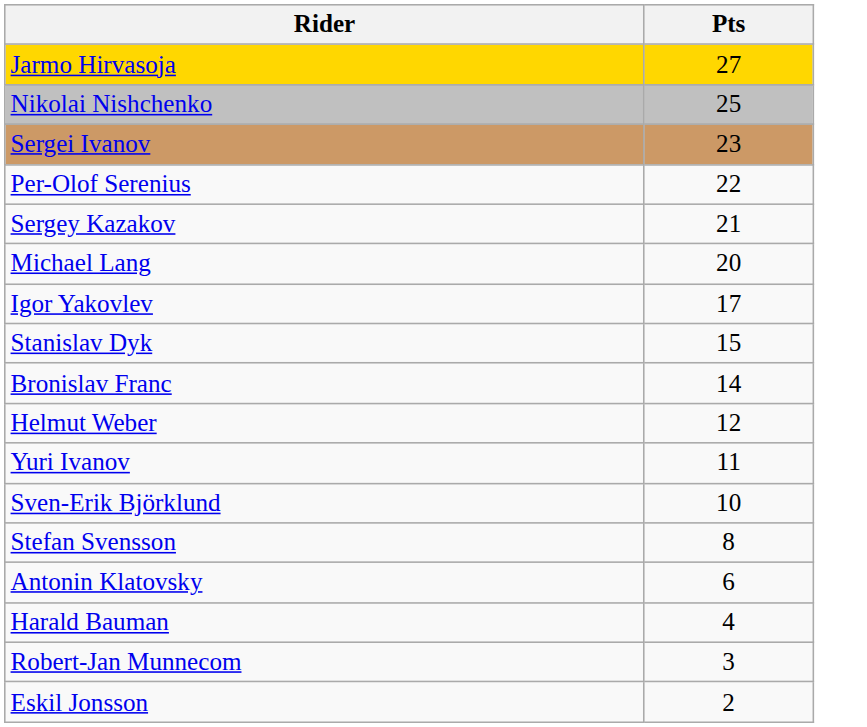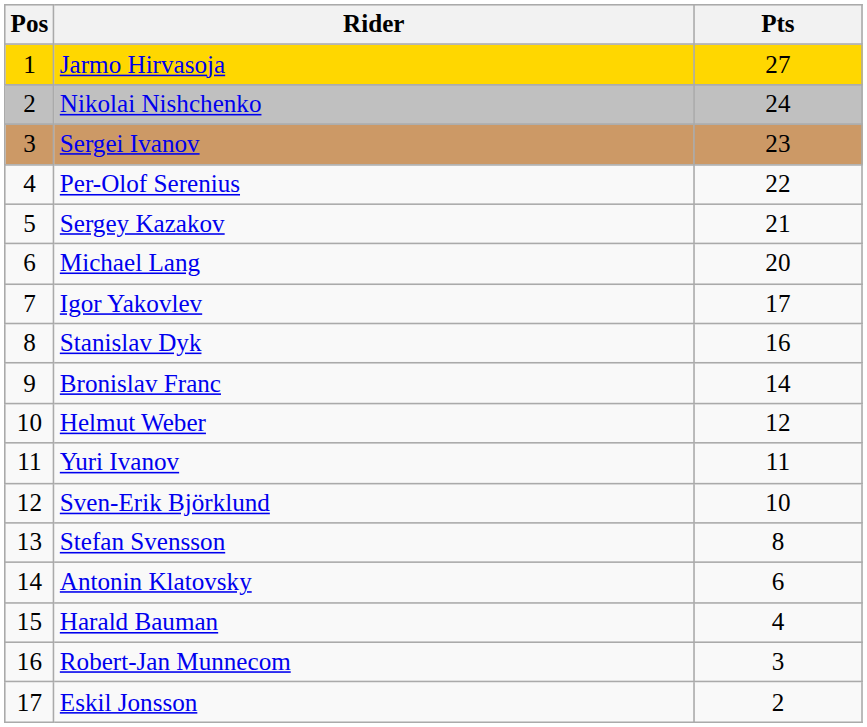+ column: (29, 24)
(729, 104) 25 -> (778, 104) 24
(729, 343) 15 -> (778, 343) 16
